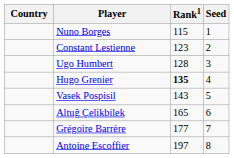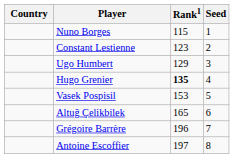(181, 64) 128 -> (181, 64) 129
(181, 96) 143 -> (181, 96) 153
(181, 129) 177 -> (181, 129) 196
